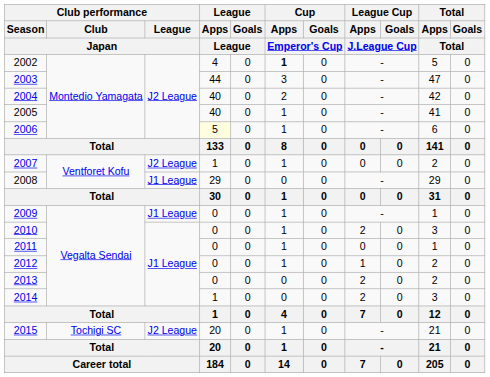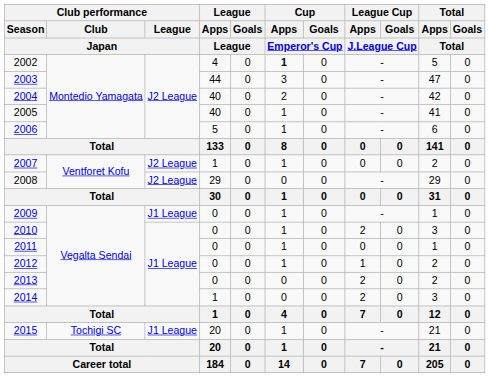(215, 130) lightyellow background -> (215, 130) no background
(172, 180) J1 League -> (172, 180) J2 League
(172, 331) J2 League -> (172, 331) J1 League
